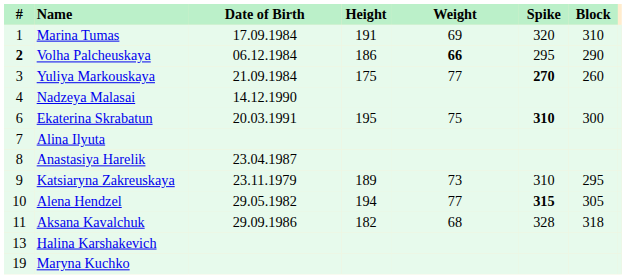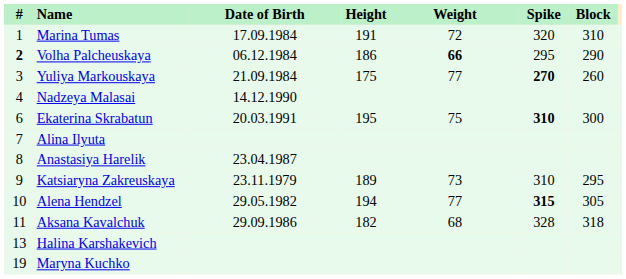(455, 35) 69 -> (455, 35) 72
